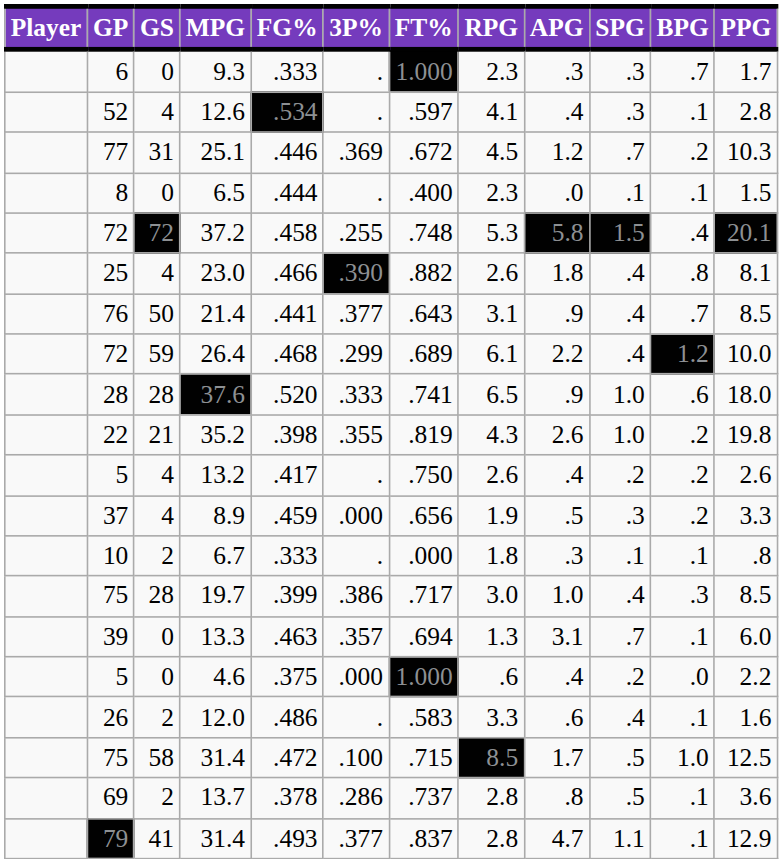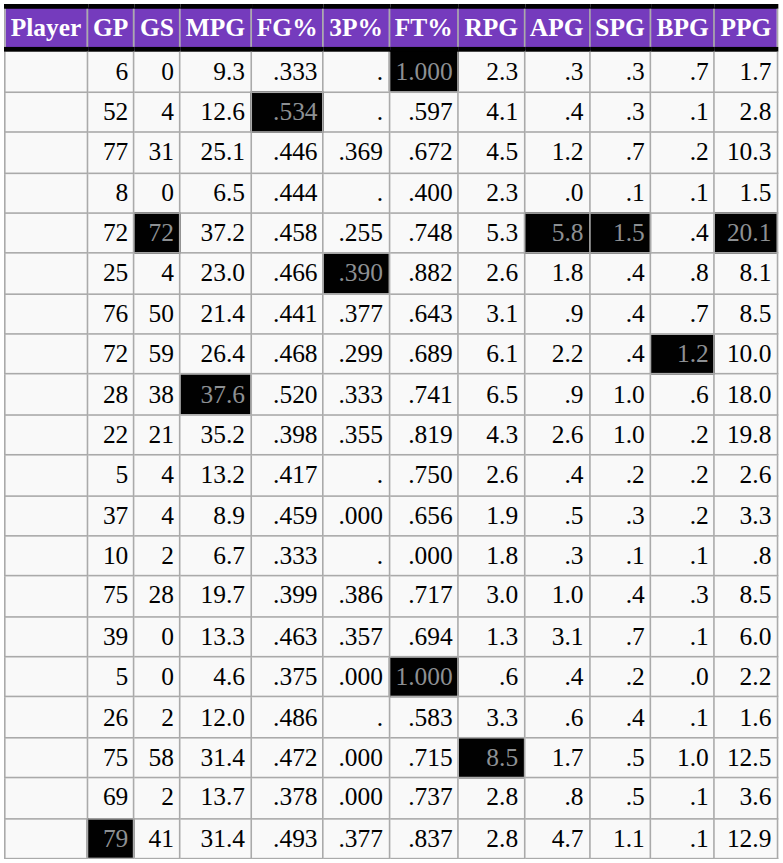(161, 394) 28 -> (161, 394) 38
(361, 757) .100 -> (361, 757) .000
(361, 797) .286 -> (361, 797) .000
